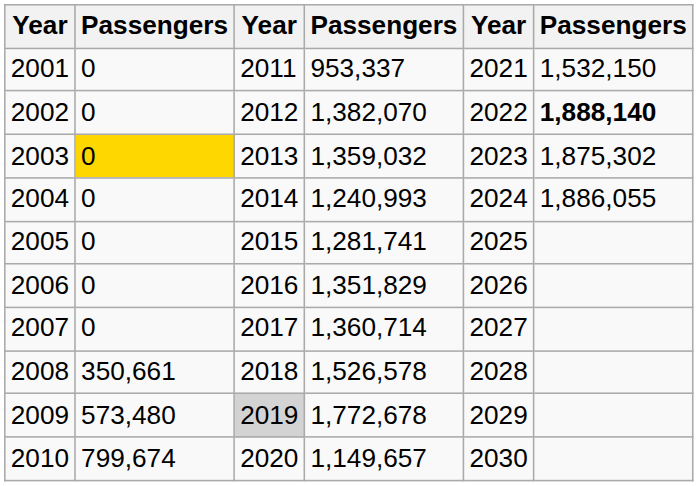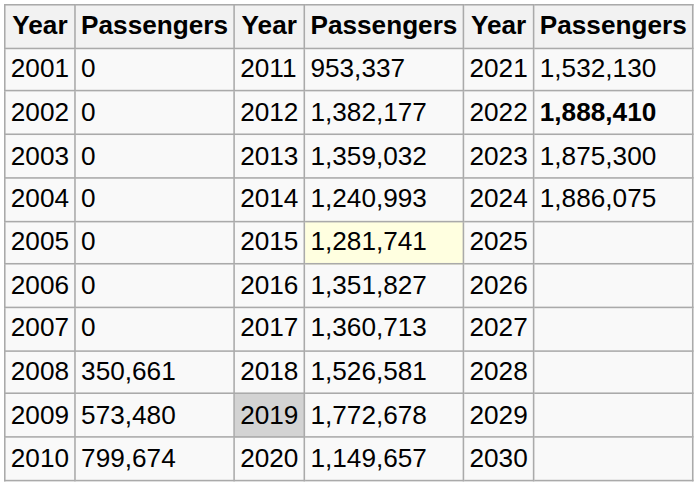(598, 69) 1,532,150 -> (598, 69) 1,532,130
(369, 112) 1,382,070 -> (369, 112) 1,382,177
(598, 112) 1,888,140 -> (598, 112) 1,888,410
(88, 155) gold background -> (88, 155) no background
(598, 155) 1,875,302 -> (598, 155) 1,875,300
(598, 198) 1,886,055 -> (598, 198) 1,886,075
(369, 242) no background -> (369, 242) lightyellow background
(369, 285) 1,351,829 -> (369, 285) 1,351,827
(369, 328) 1,360,714 -> (369, 328) 1,360,713
(369, 371) 1,526,578 -> (369, 371) 1,526,581
